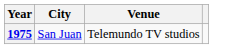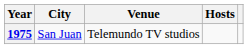+ column: (220, 14)
